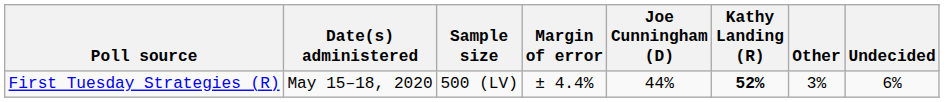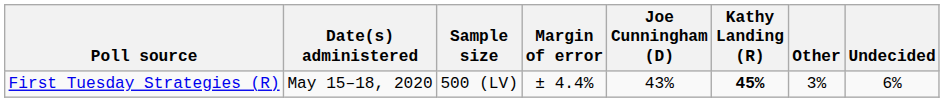(659, 84) 44% -> (659, 84) 43%
(750, 84) 52% -> (750, 84) 45%
